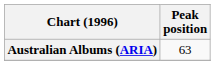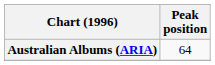(185, 49) 63 -> (185, 49) 64
